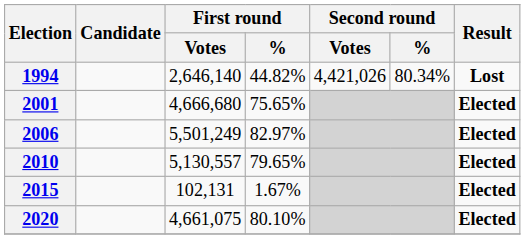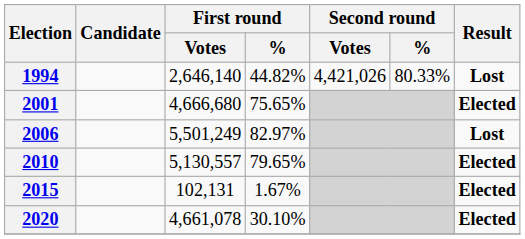(422, 76) 80.34% -> (422, 76) 80.33%
(487, 133) Elected -> (487, 133) Lost
(205, 219) 4,661,075 -> (205, 219) 4,661,078
(278, 219) 80.10% -> (278, 219) 30.10%
